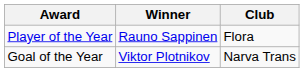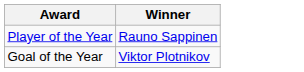- column: (260, 15)
